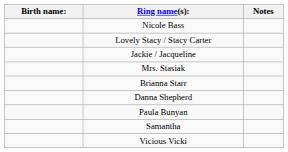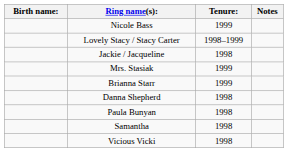+ column: (224, 11)
